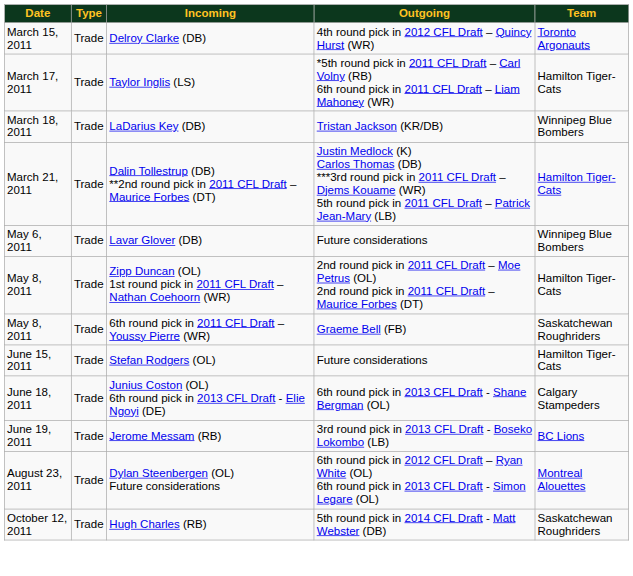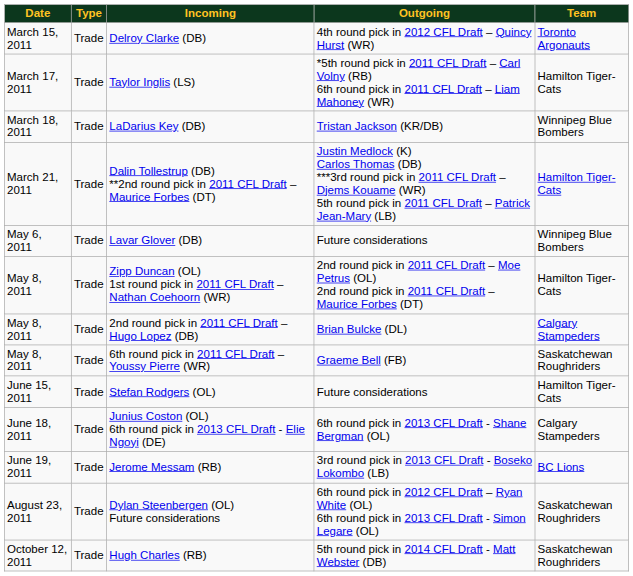+ row: (198, 329)
(562, 480) Montreal Alouettes -> (575, 511) Saskatchewan Roughriders
